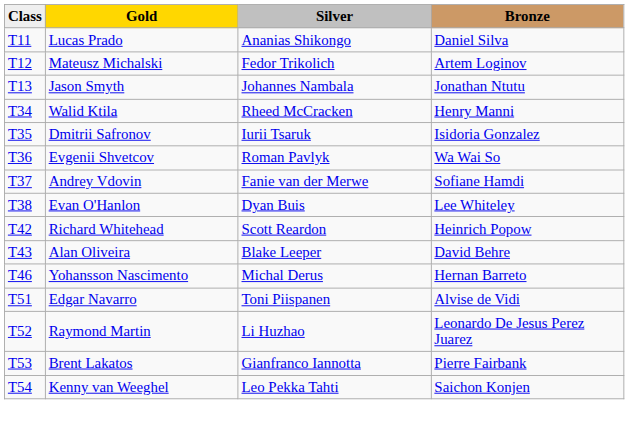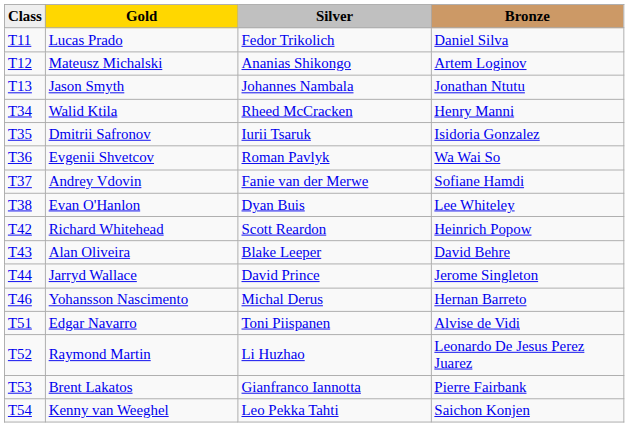(296, 39) Ananias Shikongo -> (288, 39) Fedor Trikolich
(288, 63) Fedor Trikolich -> (296, 63) Ananias Shikongo
+ row: (93, 275)
